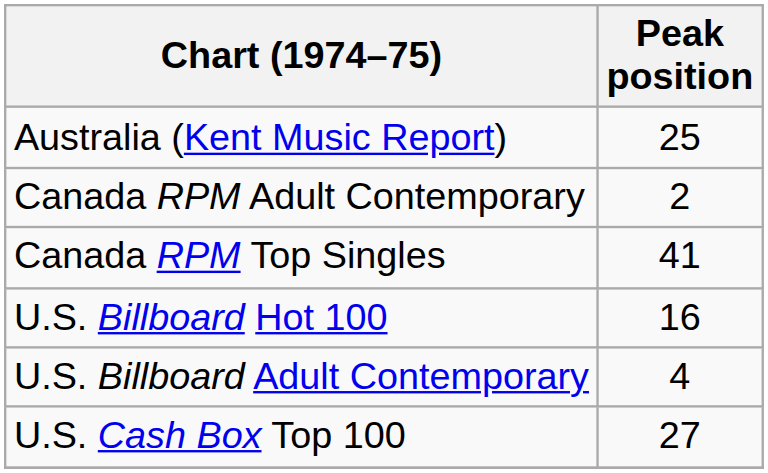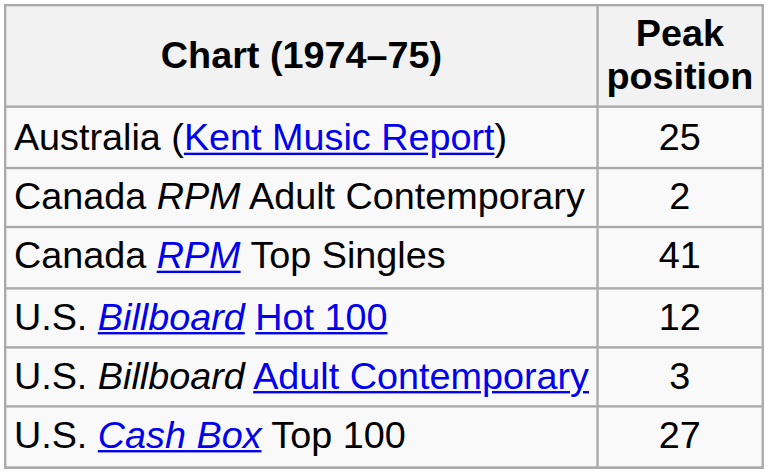(680, 316) 16 -> (680, 316) 12
(680, 376) 4 -> (680, 376) 3
